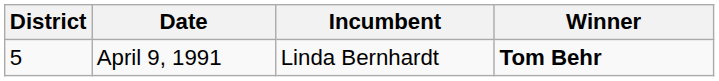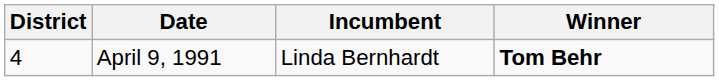(16, 57) 5 -> (16, 57) 4
